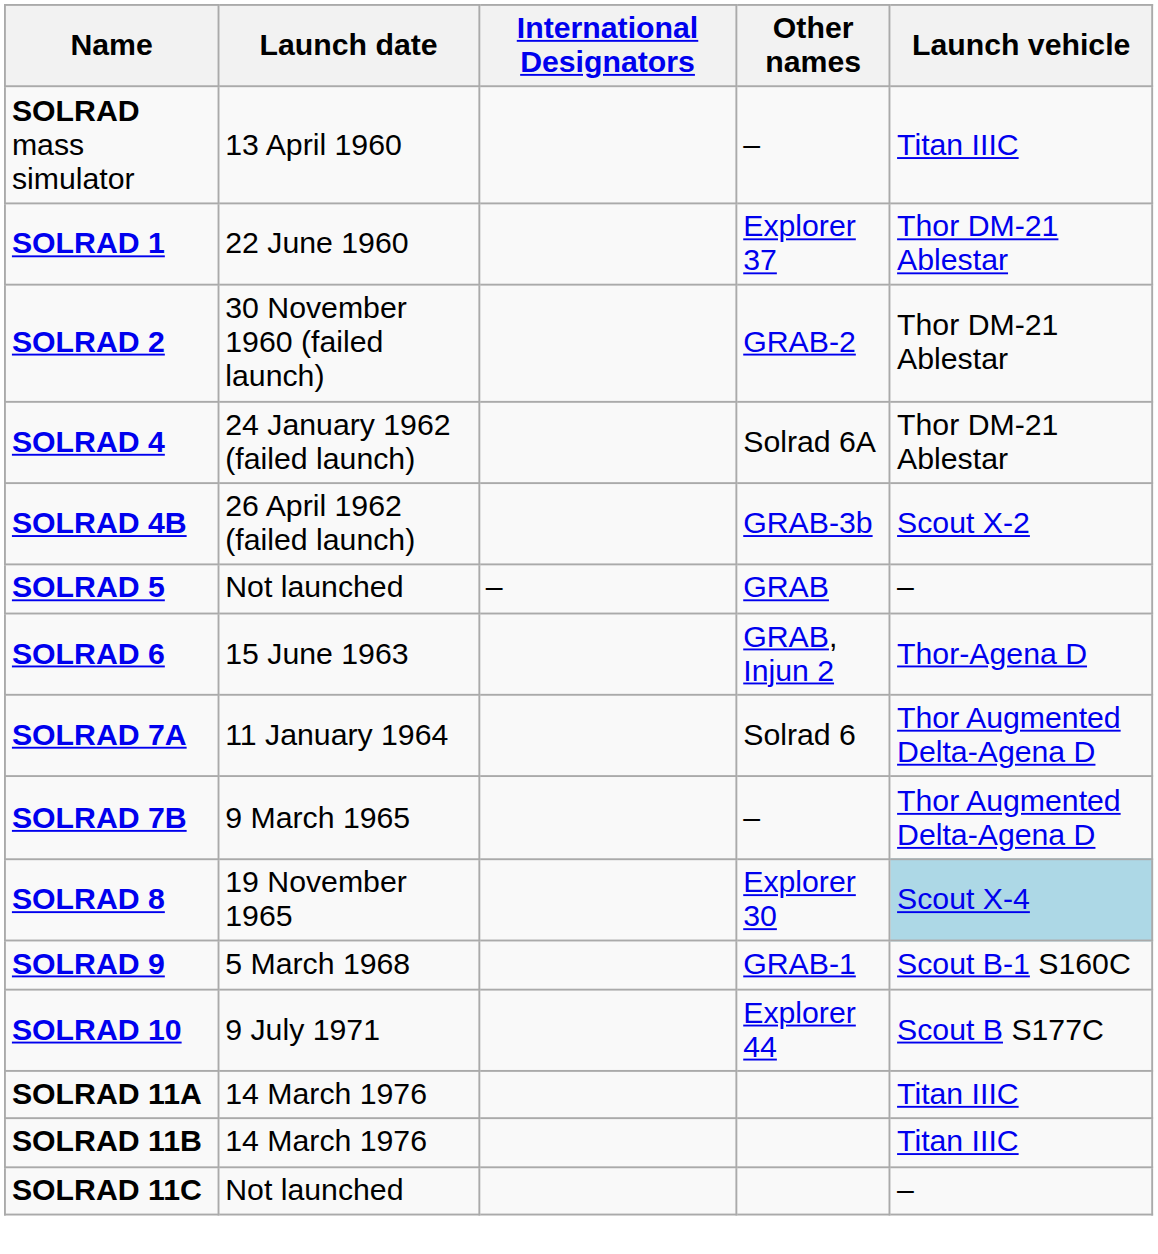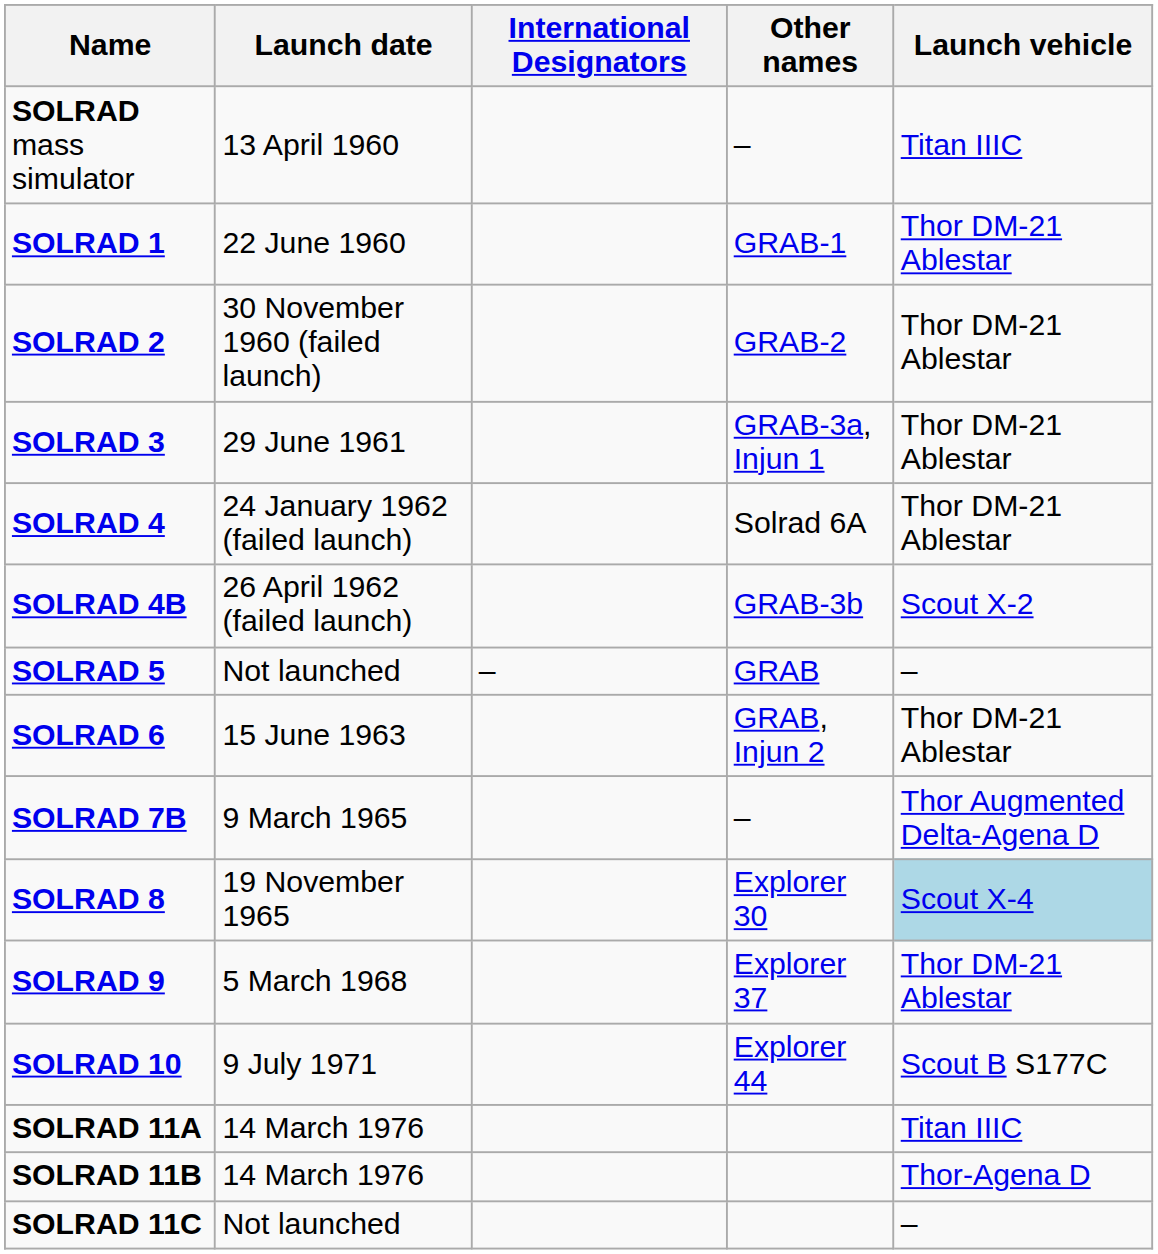(800, 243) Explorer 37 -> (790, 243) GRAB-1
+ row: (88, 441)
(992, 653) Thor-Agena D -> (981, 735) Thor DM-21 Ablestar
- row: (99, 735)
(800, 964) GRAB-1 -> (790, 981) Explorer 37
(1014, 964) Scout B-1 S160C -> (981, 981) Thor DM-21 Ablestar
(958, 1142) Titan IIIC -> (996, 1176) Thor-Agena D
